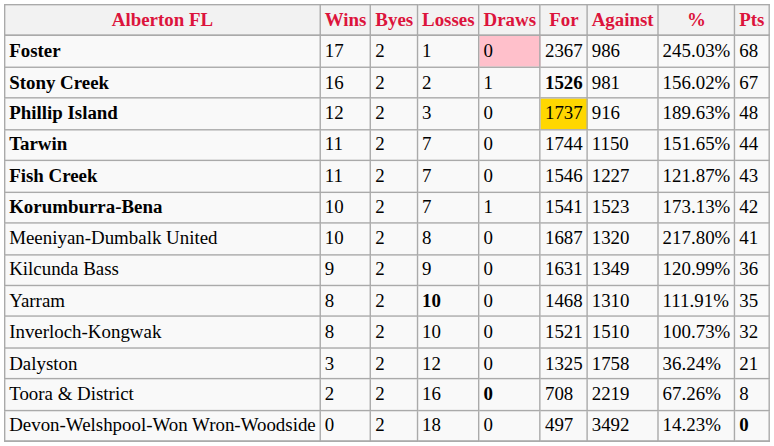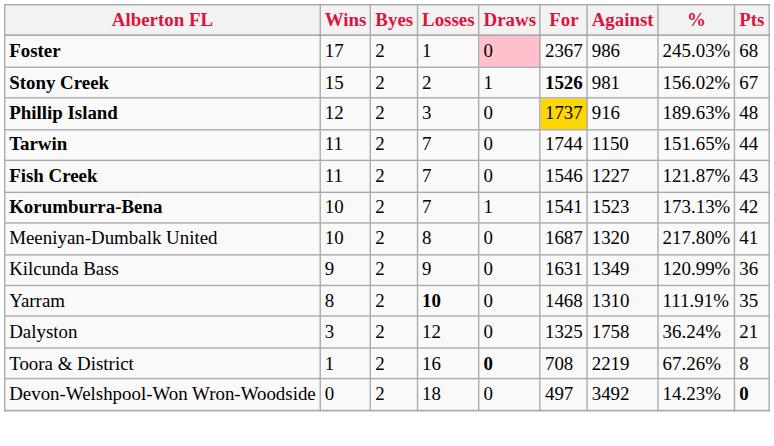(334, 82) 16 -> (334, 82) 15
- row: (85, 331)
(329, 393) 2 -> (329, 362) 1
